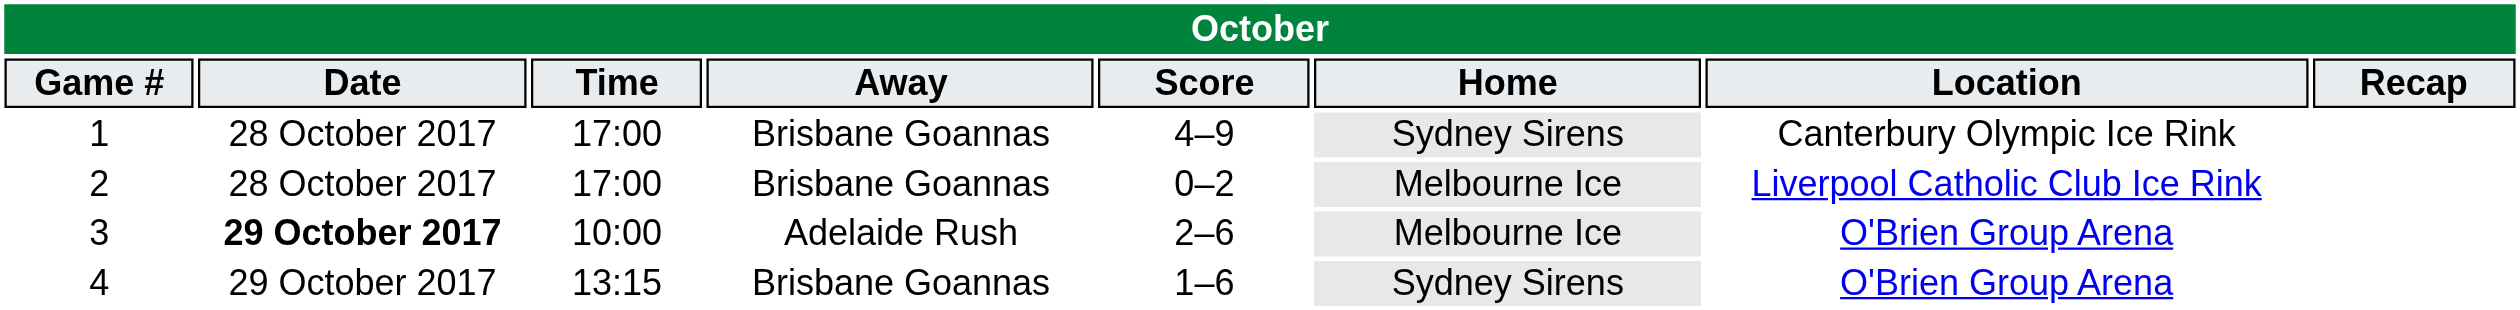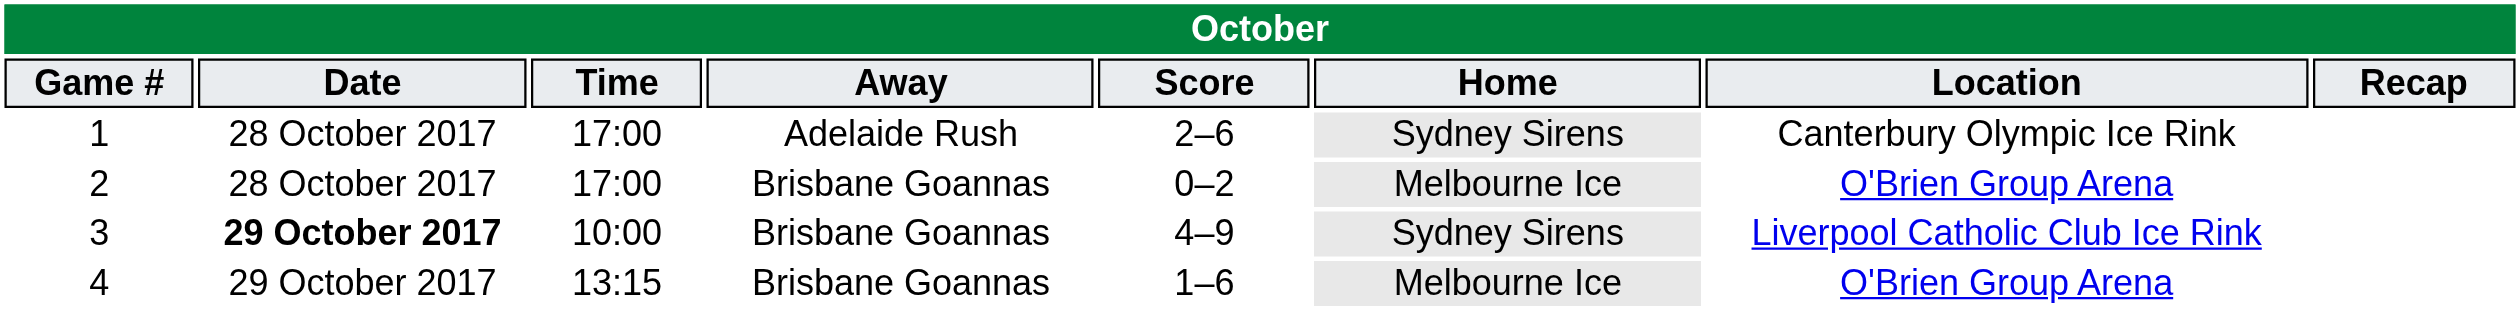(901, 134) Brisbane Goannas -> (901, 134) Adelaide Rush
(1204, 134) 4–9 -> (1204, 134) 2–6
(2007, 183) Liverpool Catholic Club Ice Rink -> (2007, 183) O'Brien Group Arena
(901, 233) Adelaide Rush -> (901, 233) Brisbane Goannas
(1204, 233) 2–6 -> (1204, 233) 4–9
(1508, 233) Melbourne Ice -> (1508, 233) Sydney Sirens
(2007, 233) O'Brien Group Arena -> (2007, 233) Liverpool Catholic Club Ice Rink
(1508, 282) Sydney Sirens -> (1508, 282) Melbourne Ice
